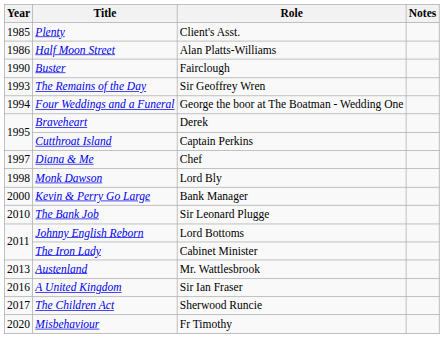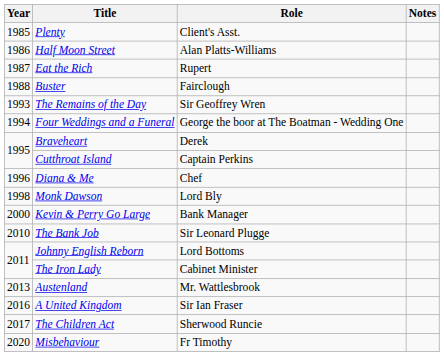+ row: (64, 68)
(19, 68) 1990 -> (19, 86) 1988
(19, 159) 1997 -> (19, 178) 1996
